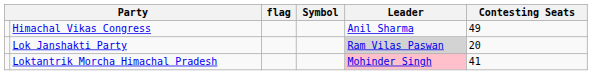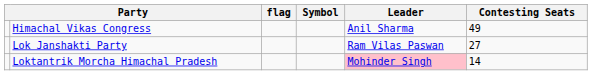(396, 45) lightgrey background -> (396, 45) no background
(475, 45) 20 -> (475, 45) 27
(475, 61) 41 -> (475, 61) 14
